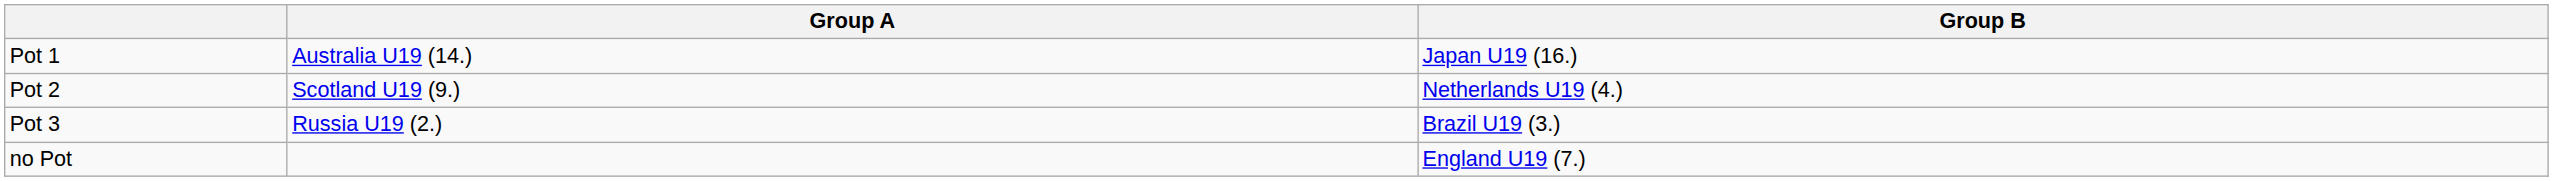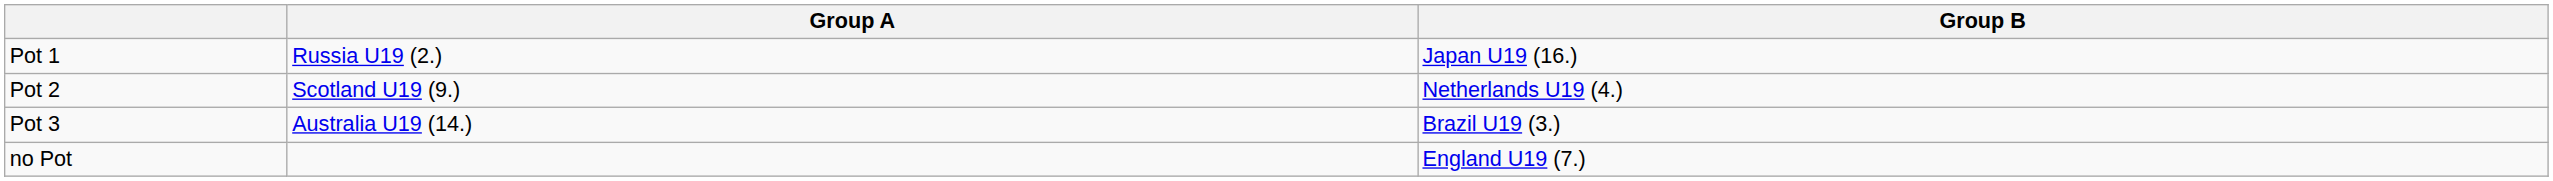(382, 55) Australia U19 (14.) -> (367, 55) Russia U19 (2.)
(367, 124) Russia U19 (2.) -> (382, 124) Australia U19 (14.)
